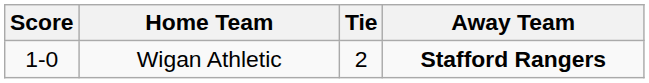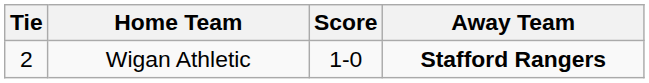columns swapped: (361, 22) <-> (42, 22)
